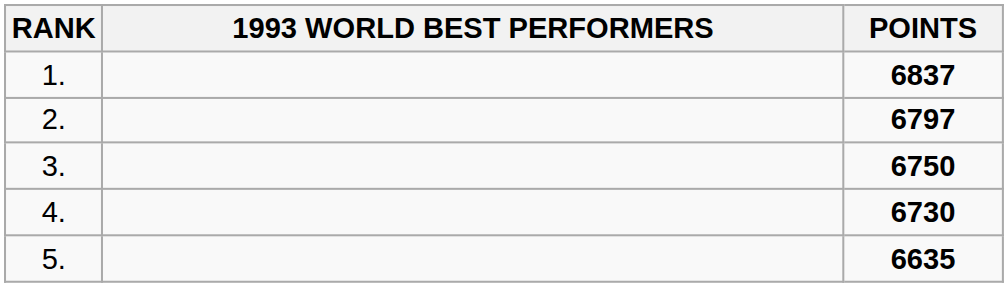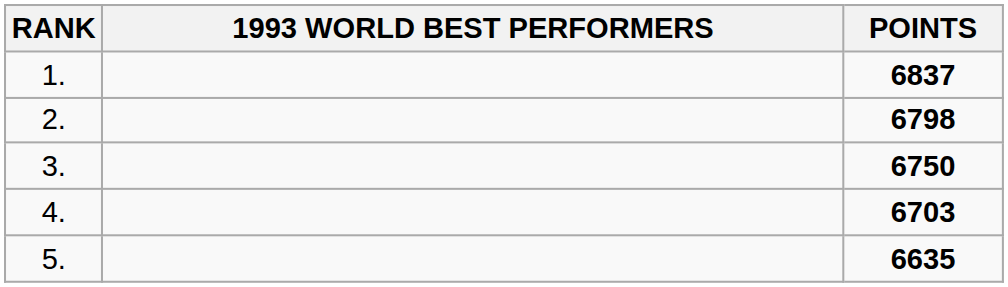(923, 120) 6797 -> (923, 120) 6798
(923, 212) 6730 -> (923, 212) 6703
